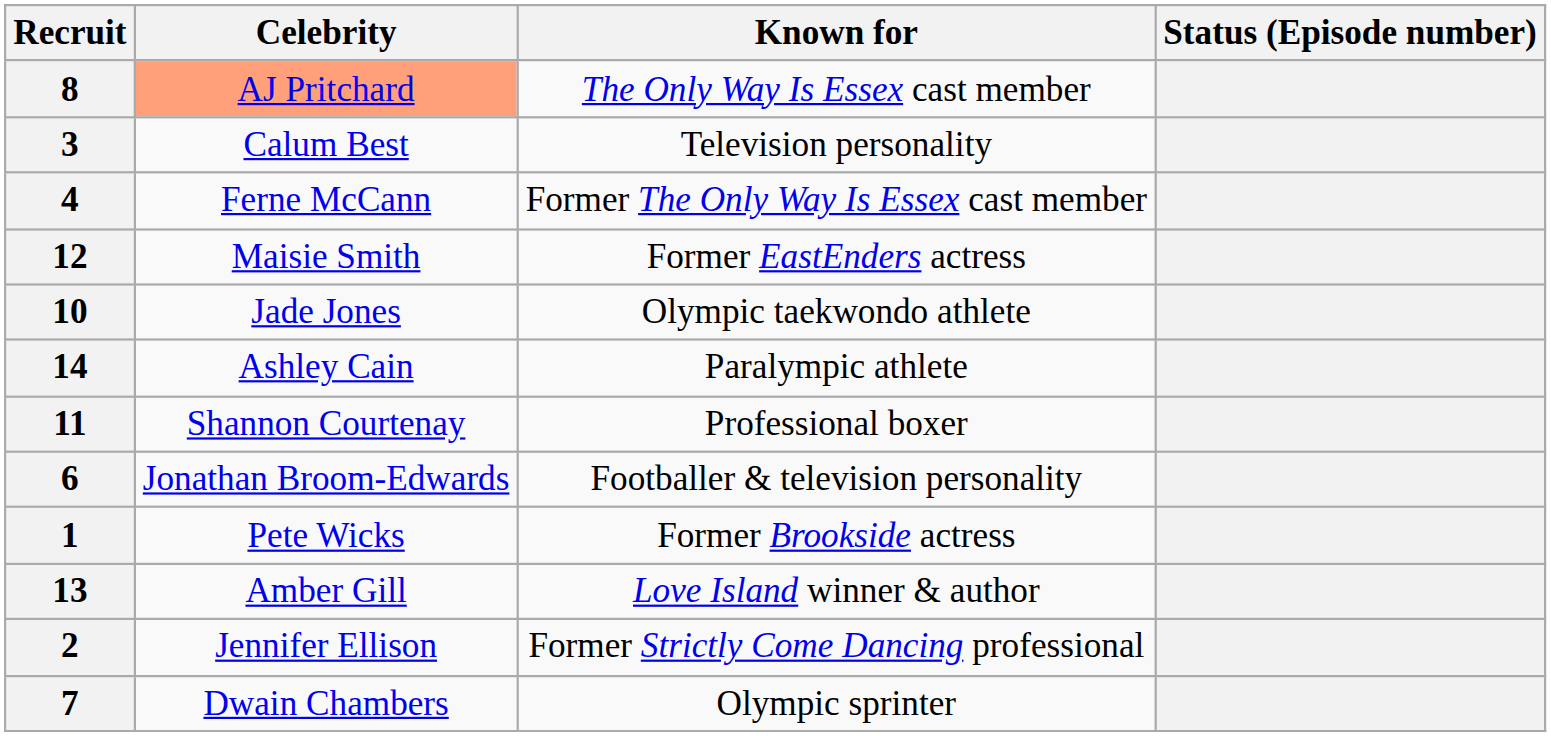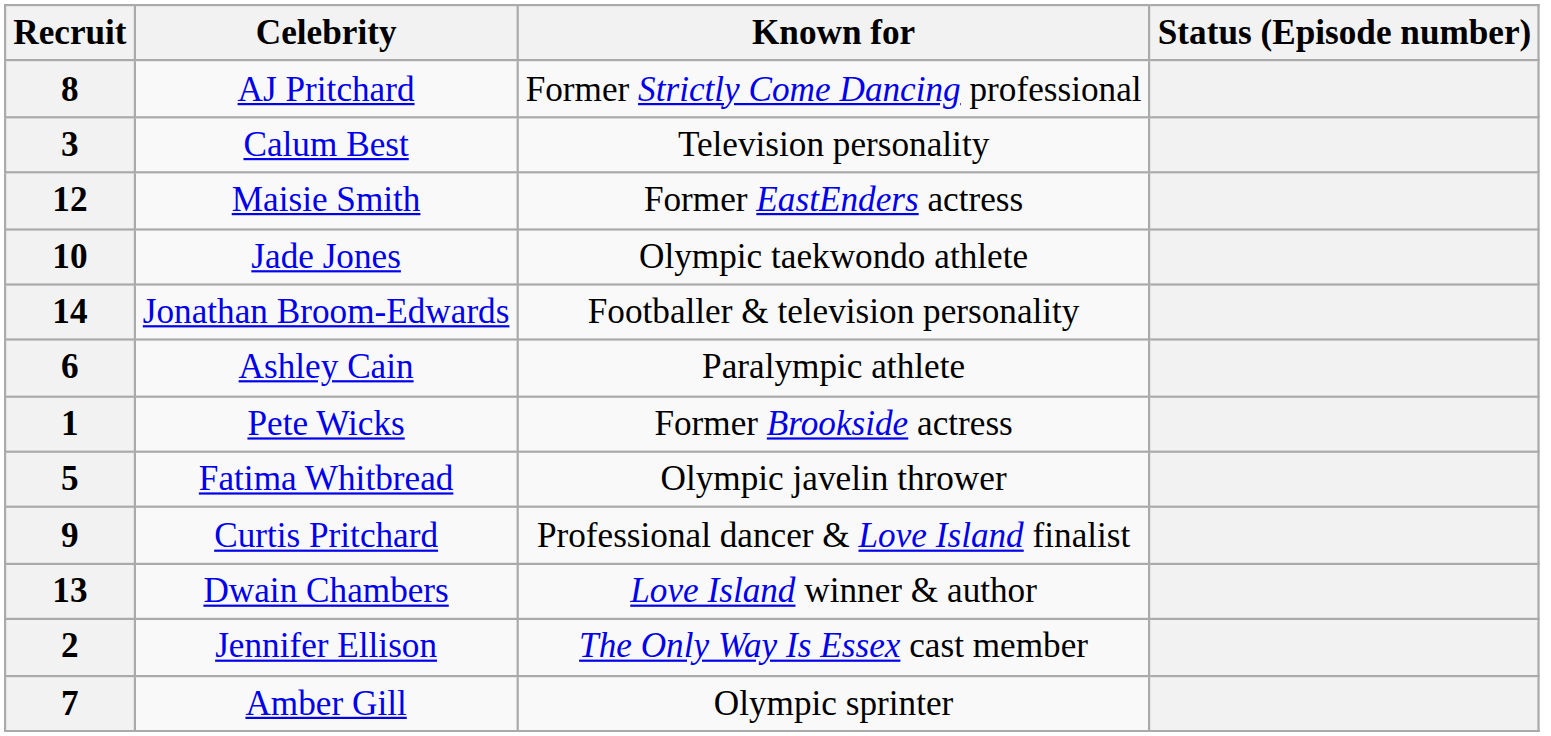(326, 88) lightsalmon background -> (326, 88) no background
(836, 88) The Only Way Is Essex cast member -> (834, 88) Former Strictly Come Dancing professional
- row: (70, 199)
(326, 367) Ashley Cain -> (326, 311) Jonathan Broom-Edwards
(836, 367) Paralympic athlete -> (834, 311) Footballer & television personality
- row: (70, 423)
(326, 479) Jonathan Broom-Edwards -> (326, 367) Ashley Cain
(836, 479) Footballer & television personality -> (834, 367) Paralympic athlete
+ row: (70, 479)
+ row: (70, 534)
(326, 590) Amber Gill -> (326, 590) Dwain Chambers
(836, 646) Former Strictly Come Dancing professional -> (834, 646) The Only Way Is Essex cast member
(326, 702) Dwain Chambers -> (326, 702) Amber Gill
